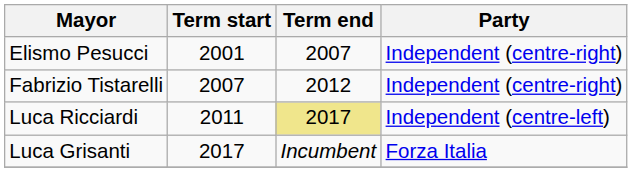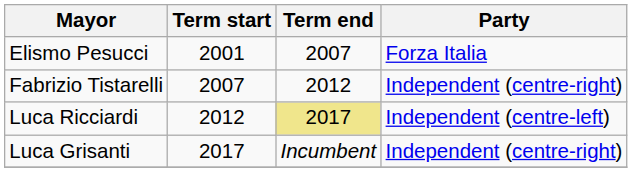(504, 53) Independent (centre-right) -> (436, 53) Forza Italia
(222, 118) 2011 -> (222, 118) 2012
(436, 150) Forza Italia -> (504, 150) Independent (centre-right)
